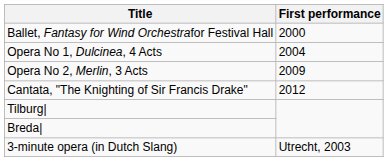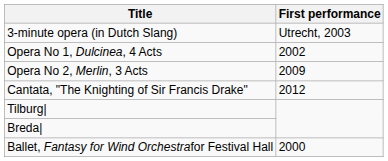rows swapped: (92, 147) <-> (140, 33)
(292, 52) 2004 -> (292, 52) 2002
